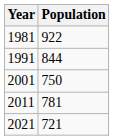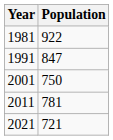(52, 59) 844 -> (52, 59) 847
